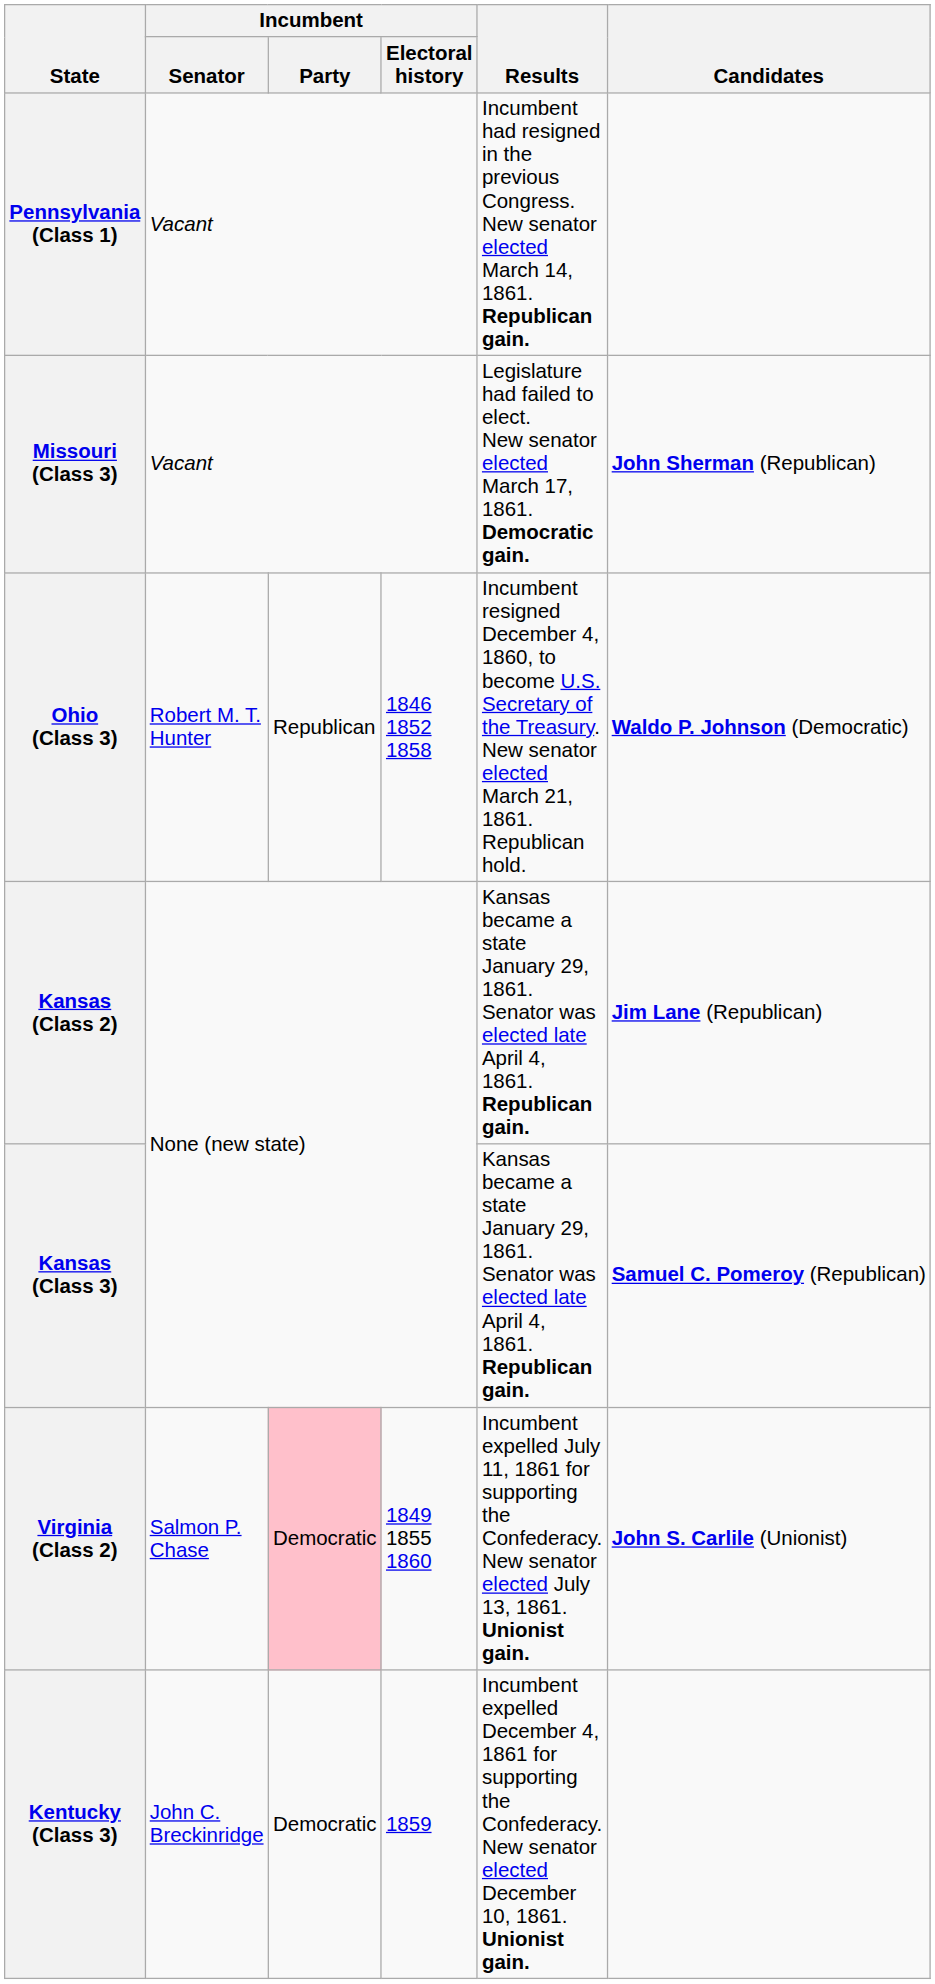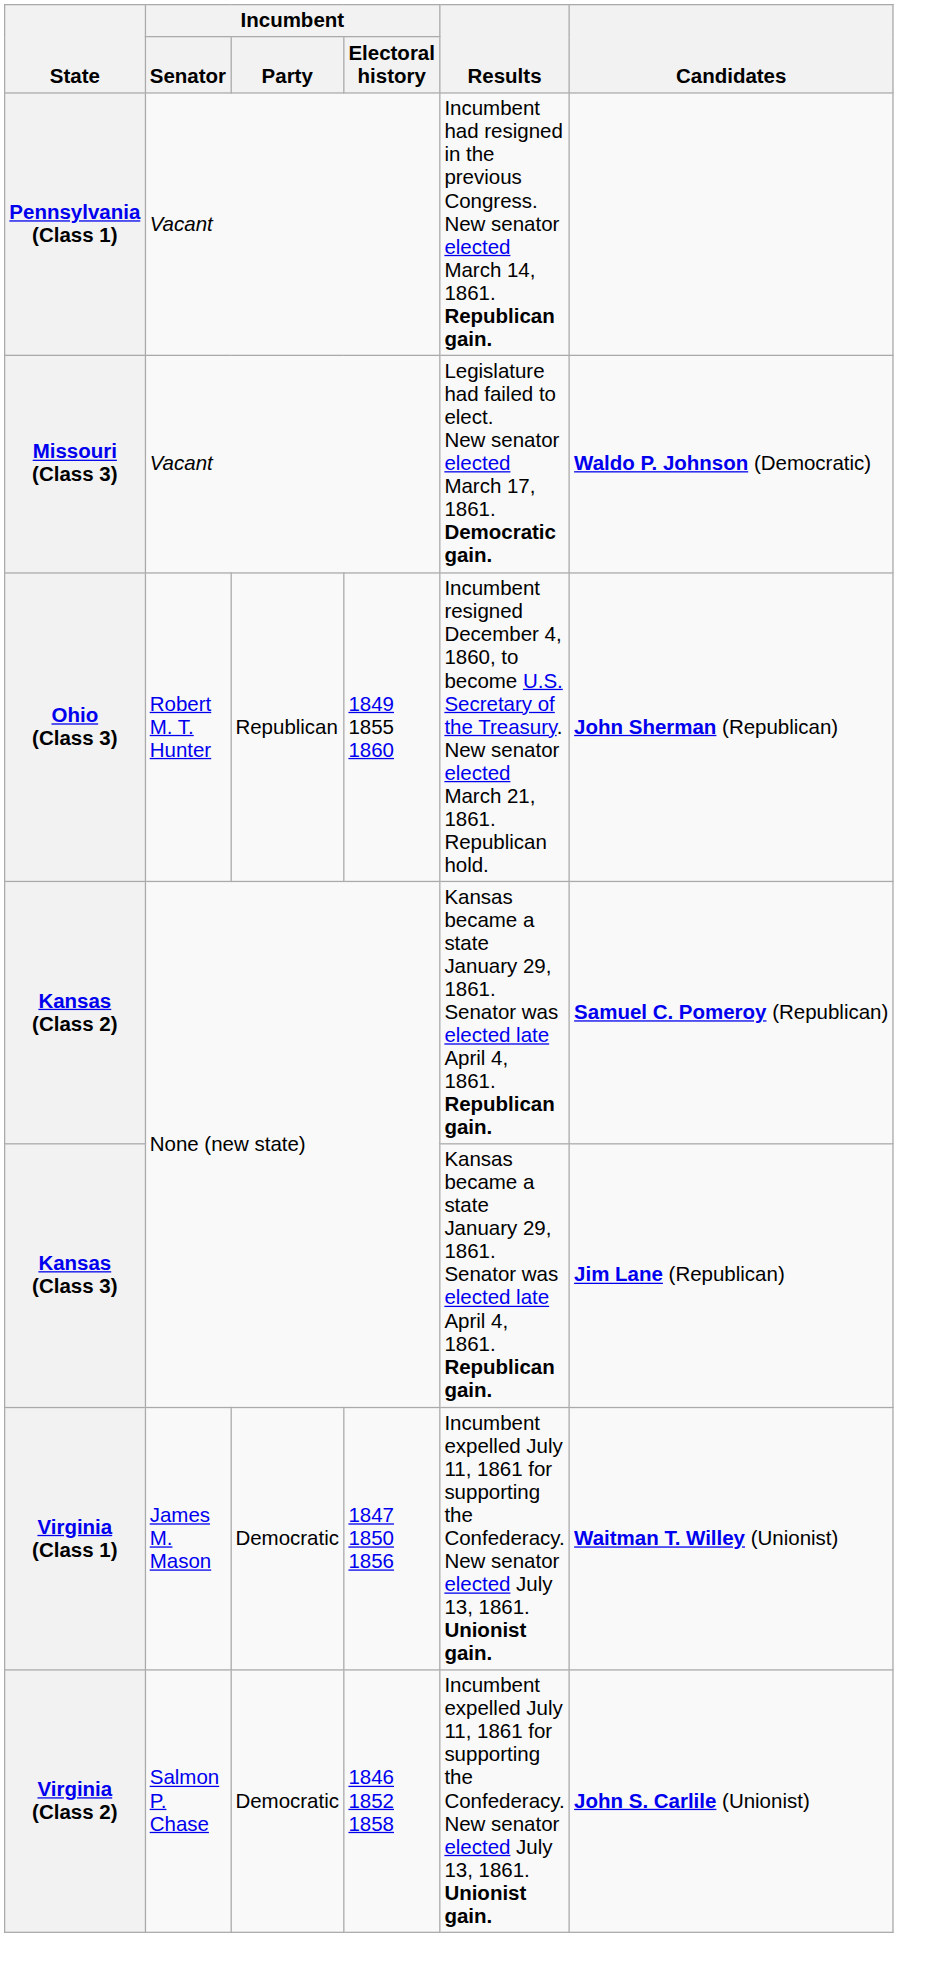(744, 463) John Sherman (Republican) -> (723, 463) Waldo P. Johnson (Democratic)
(409, 726) 1846 1852 1858 -> (371, 726) 1849 1855 1860
(760, 726) Waldo P. Johnson (Democratic) -> (706, 726) John Sherman (Republican)
(717, 1012) Jim Lane (Republican) -> (731, 1012) Samuel C. Pomeroy (Republican)
(769, 1275) Samuel C. Pomeroy (Republican) -> (679, 1275) Jim Lane (Republican)
+ row: (75, 1538)
(325, 1538) pink background -> (287, 1801) no background
(409, 1538) 1849 1855 1860 -> (371, 1801) 1846 1852 1858
- row: (75, 1824)
